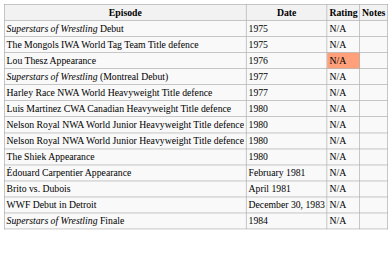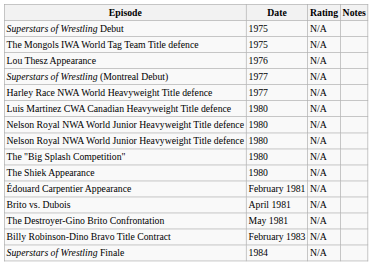(338, 60) lightsalmon background -> (318, 60) no background
+ row: (66, 157)
+ row: (85, 221)
+ row: (89, 237)
- row: (52, 205)
